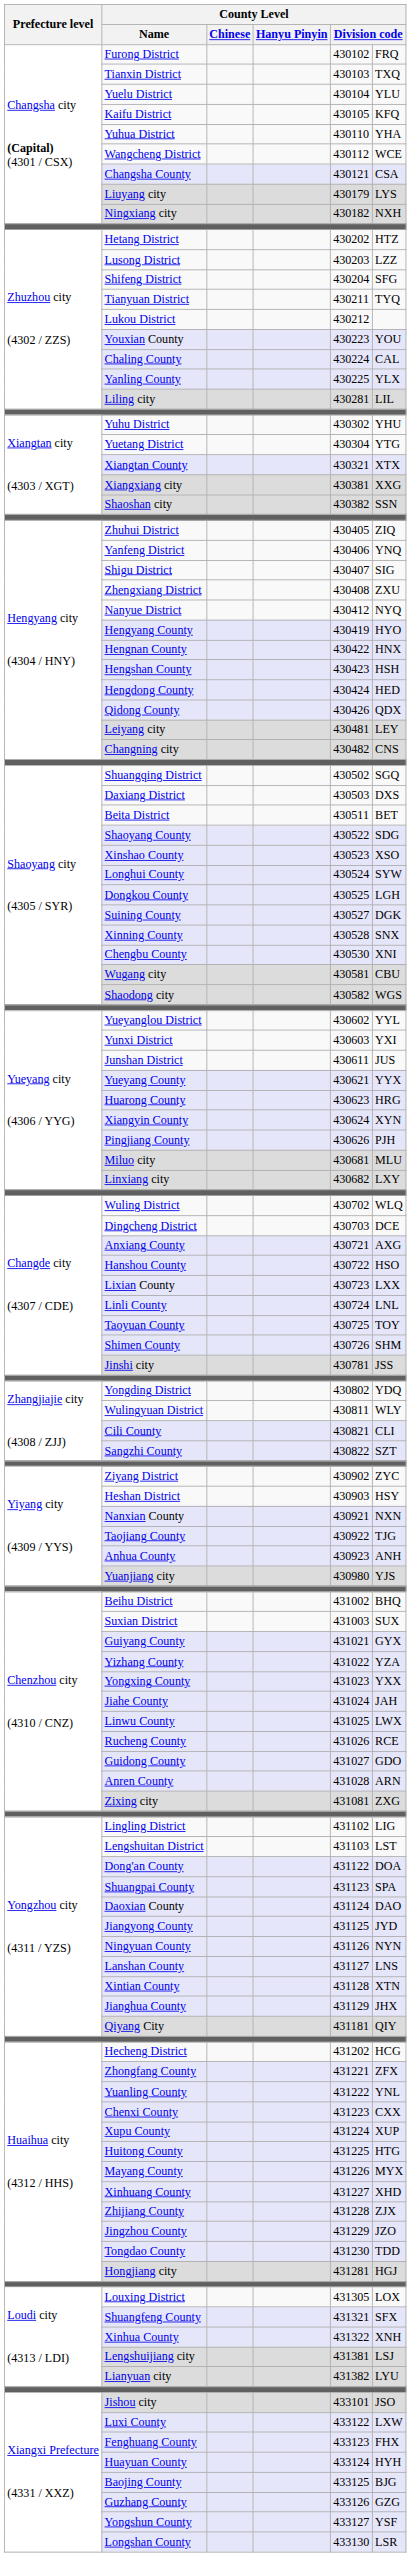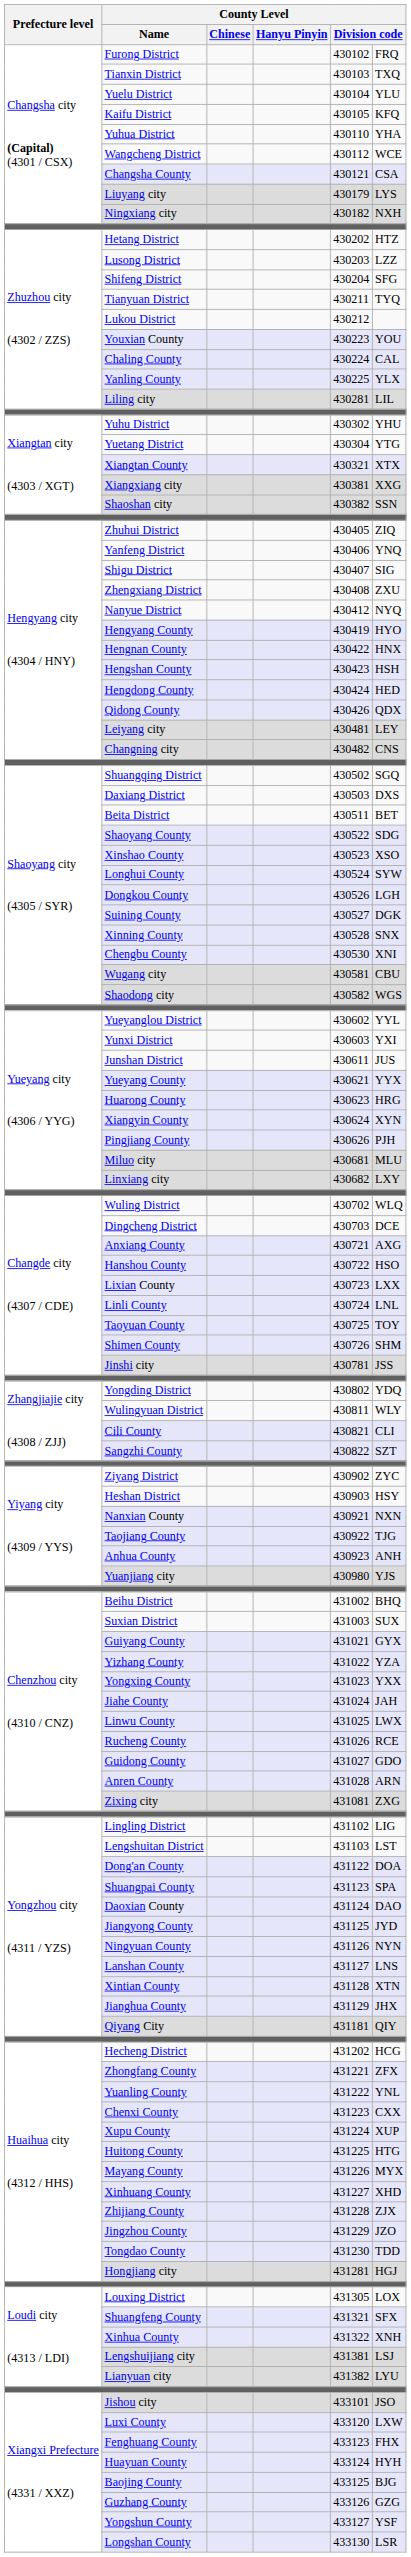(351, 895) 430525 -> (351, 895) 430526
(351, 2422) 433122 -> (351, 2422) 433120
